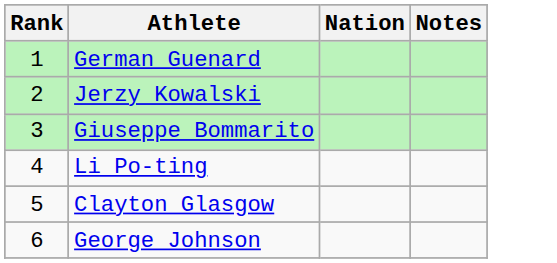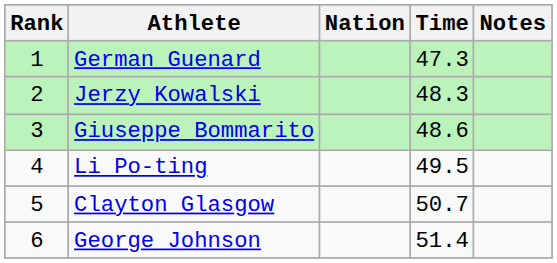+ column: (442, 23)
